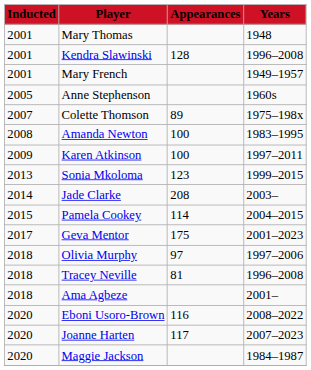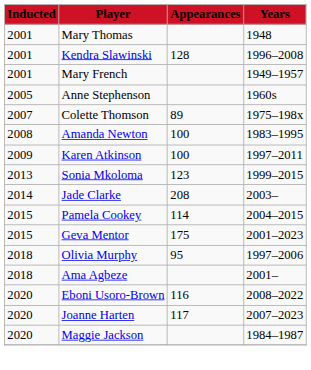(20, 235) 2017 -> (20, 235) 2015
(177, 255) 97 -> (177, 255) 95
- row: (99, 275)
